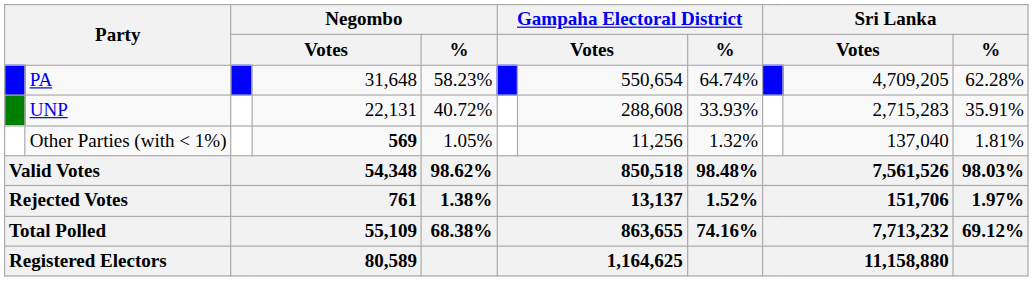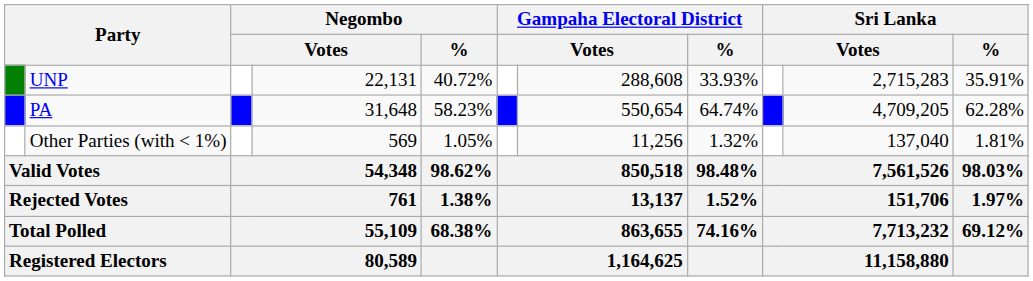rows swapped: (41, 79) <-> (49, 110)
(403, 140) bold -> (403, 140) normal
